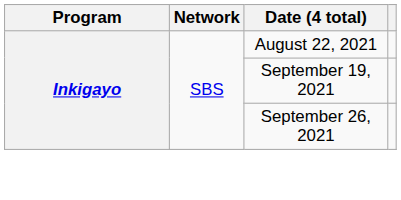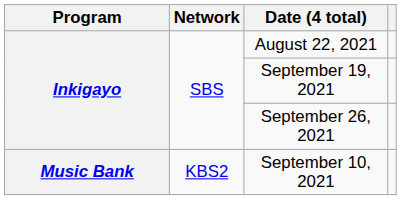+ row: (316, 171)
